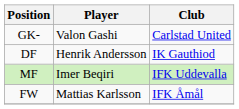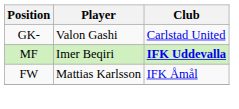- row: (29, 54)
(189, 74) normal -> (186, 54) bold
